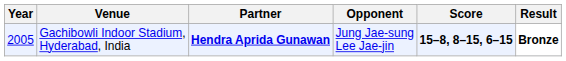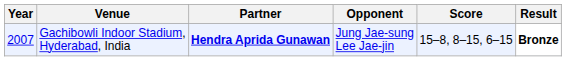(21, 40) 2005 -> (21, 40) 2007
(466, 40) bold -> (466, 40) normal
